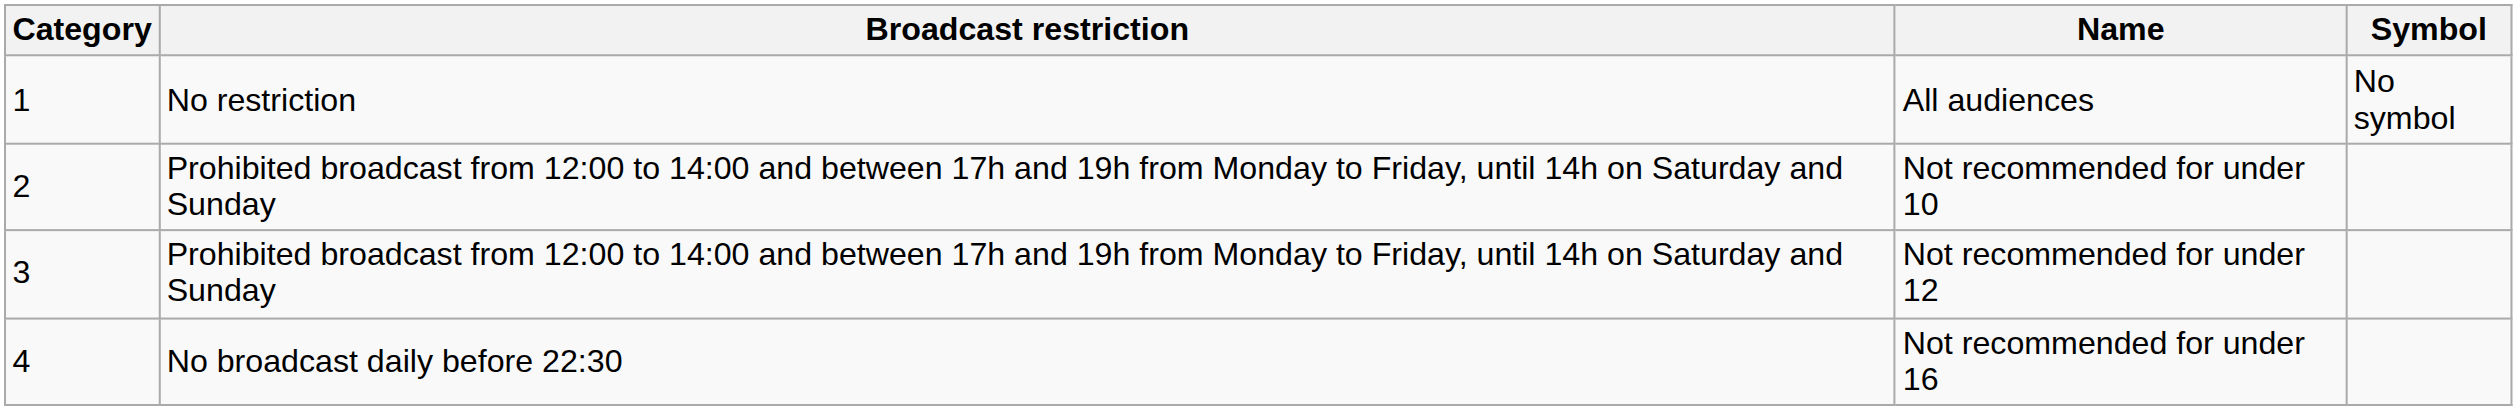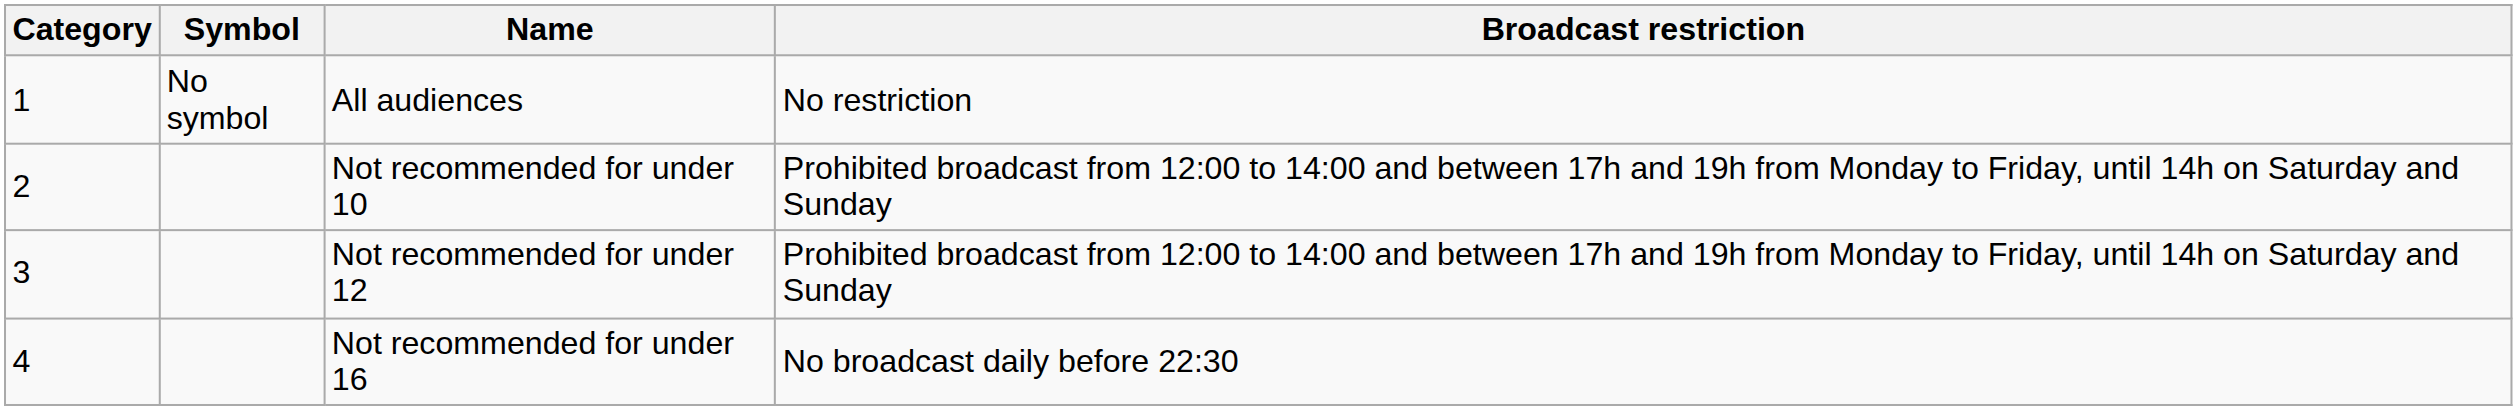columns swapped: (2429, 30) <-> (1027, 30)
